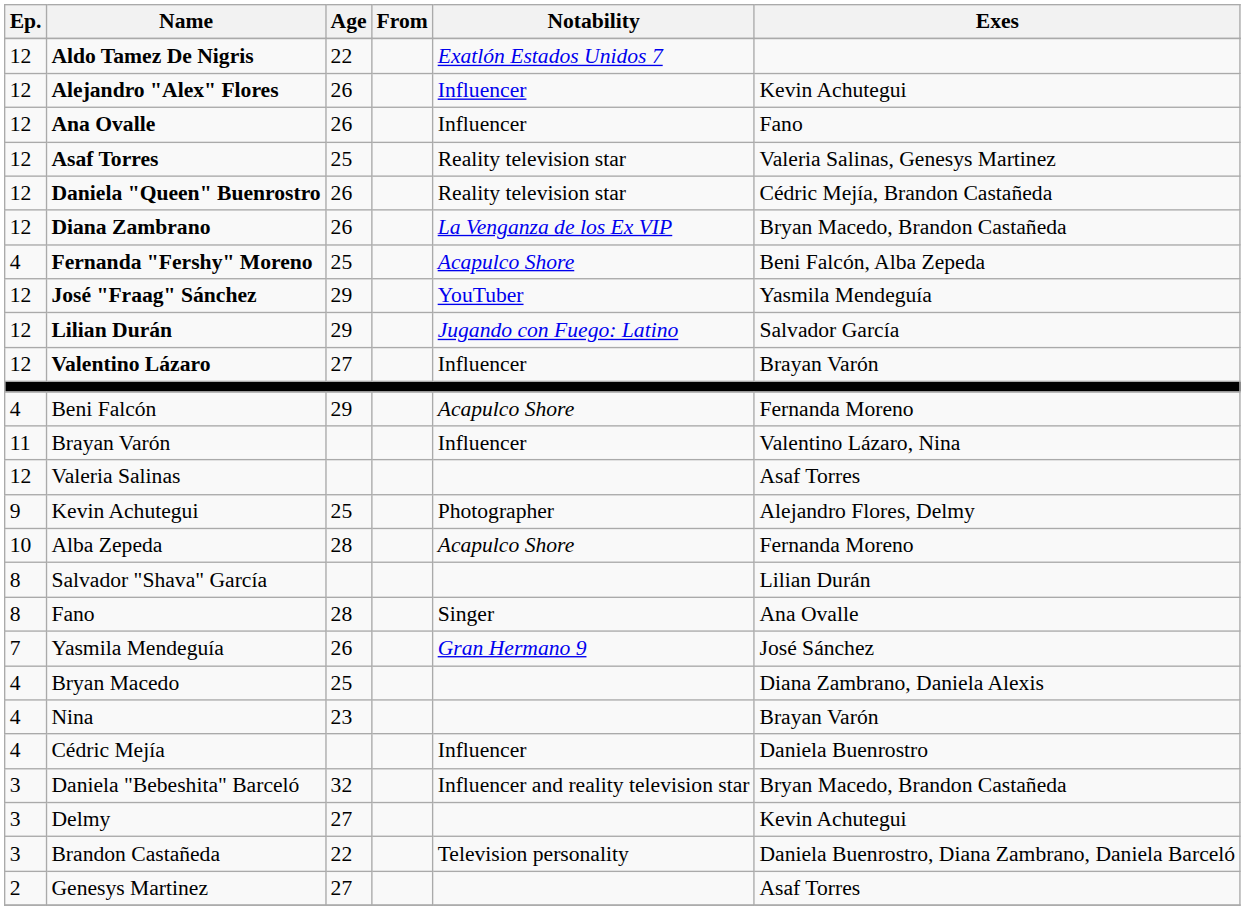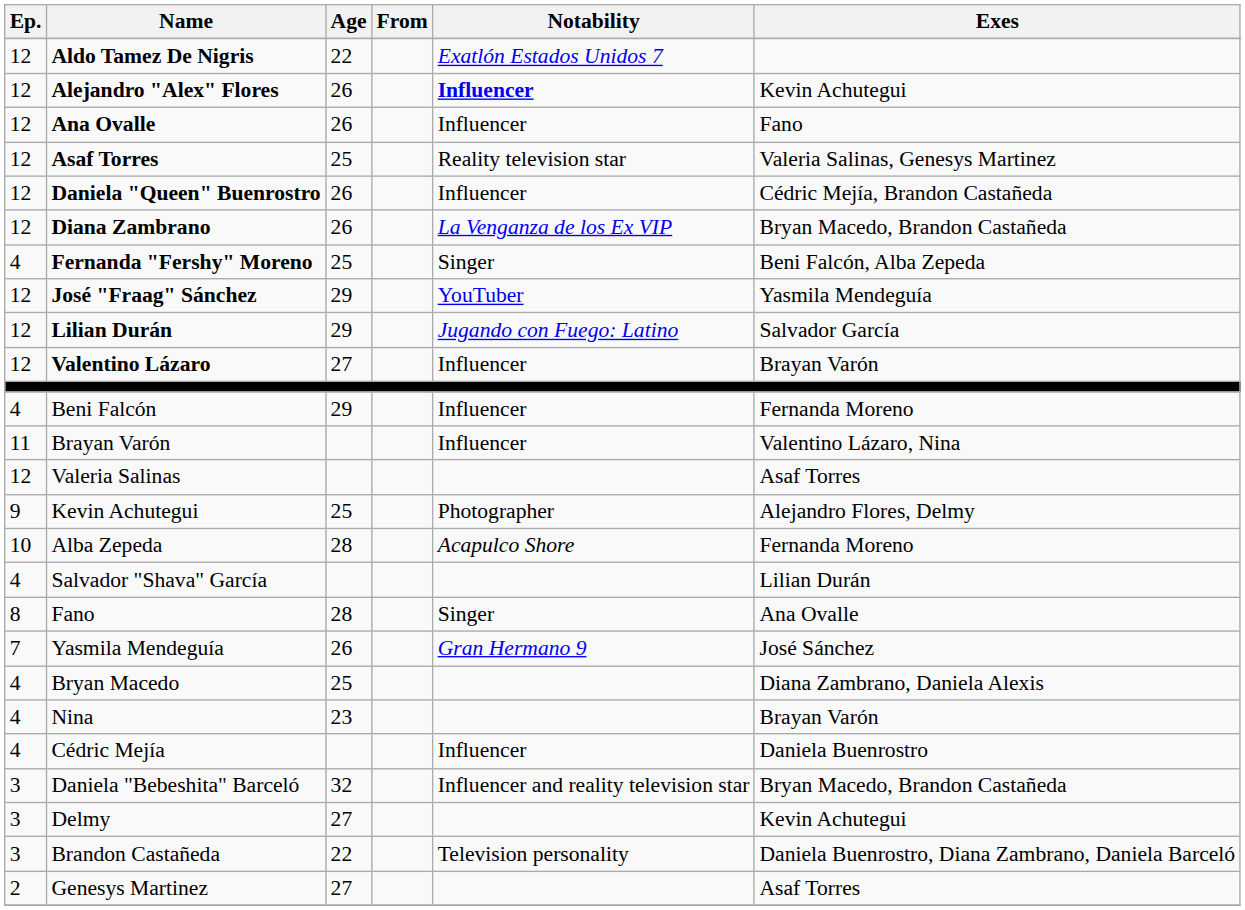(482, 90) normal -> (486, 90) bold
(532, 192) Reality television star -> (482, 192) Influencer
(506, 261) Acapulco Shore -> (466, 261) Singer
(506, 408) Acapulco Shore -> (482, 408) Influencer
(15, 579) 8 -> (15, 579) 4
